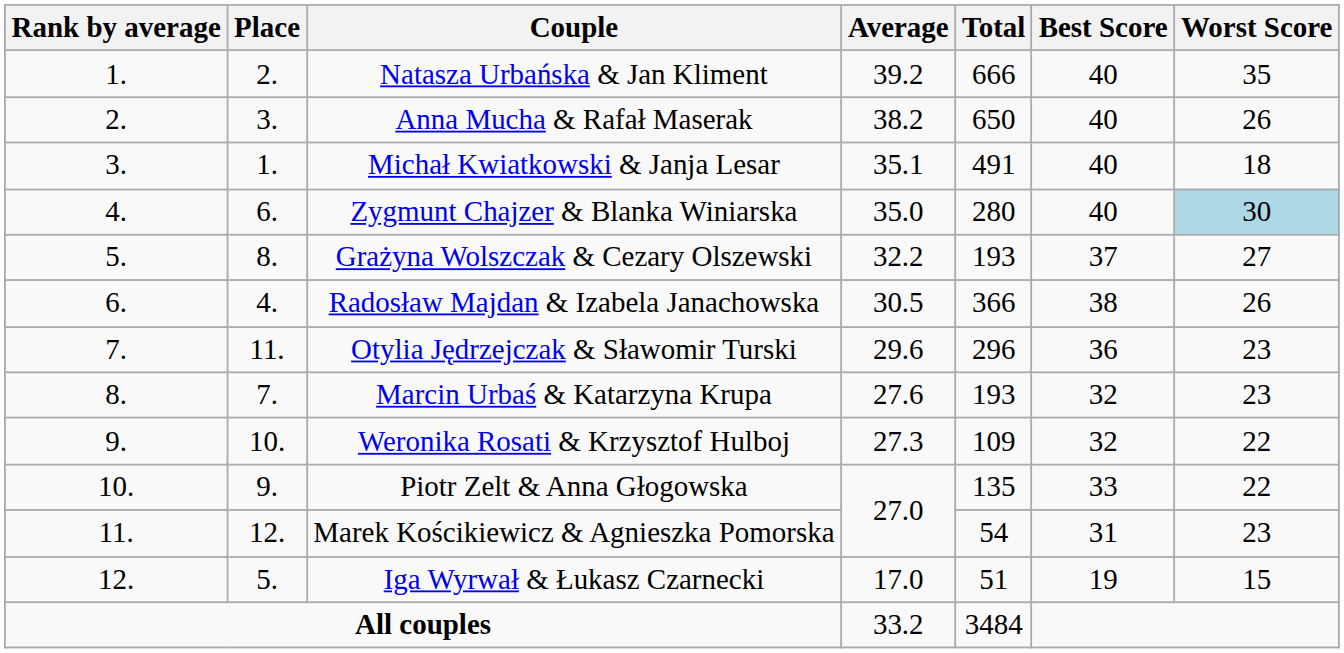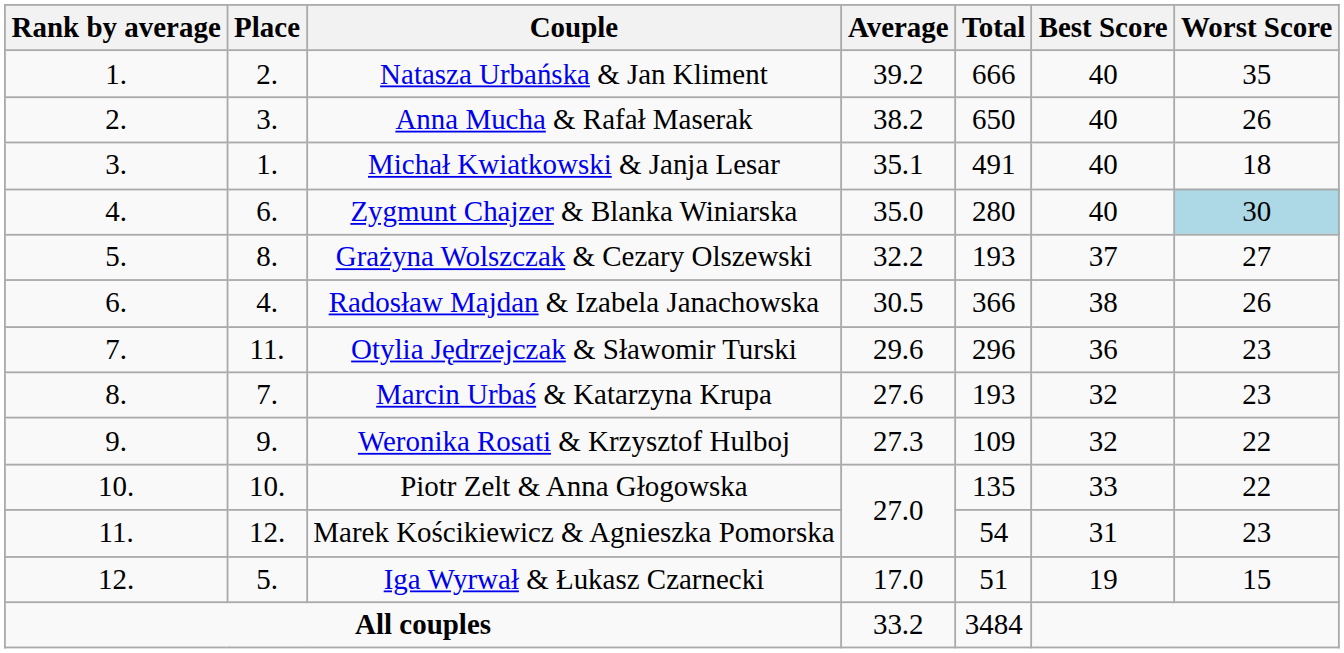(267, 440) 10. -> (267, 440) 9.
(267, 486) 9. -> (267, 486) 10.
